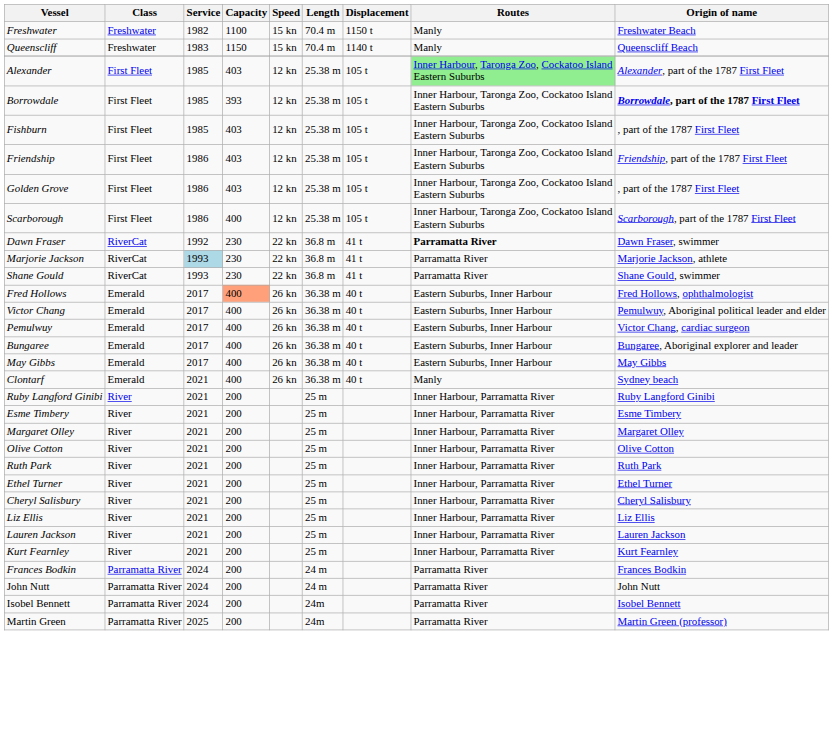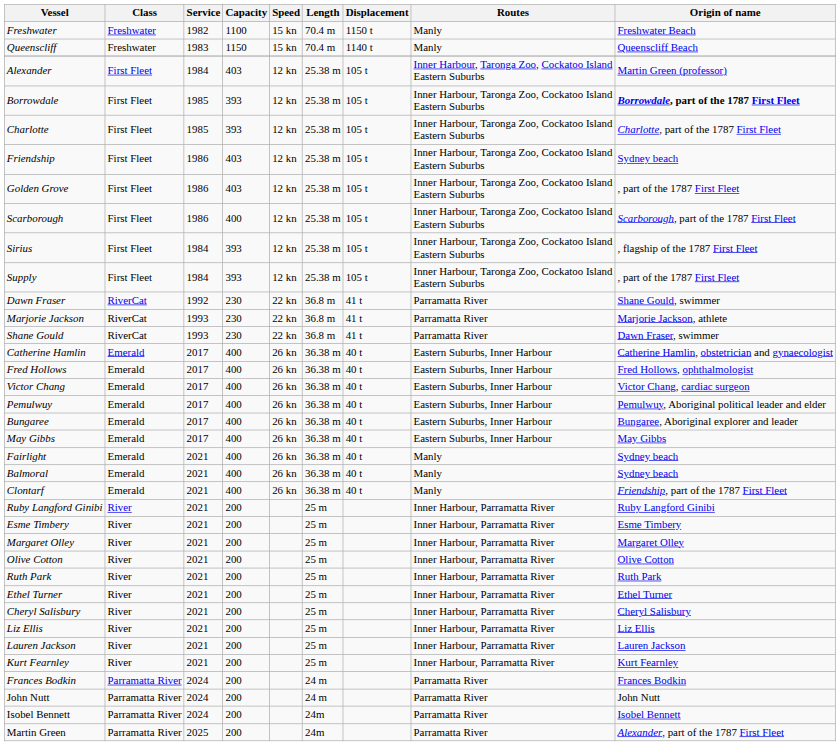(197, 71) 1985 -> (197, 71) 1984
(513, 71) lightgreen background -> (513, 71) no background
(701, 71) Alexander, part of the 1787 First Fleet -> (672, 71) Martin Green (professor)
+ row: (28, 130)
- row: (27, 130)
(702, 159) Friendship, part of the 1787 First Fleet -> (648, 159) Sydney beach
+ row: (20, 247)
+ row: (22, 277)
(455, 241) bold -> (451, 300) normal
(668, 241) Dawn Fraser, swimmer -> (669, 300) Shane Gould, swimmer
(197, 259) lightblue background -> (197, 318) no background
(669, 276) Shane Gould, swimmer -> (668, 335) Dawn Fraser, swimmer
+ row: (46, 352)
(234, 293) lightsalmon background -> (234, 369) no background
(722, 310) Pemulwuy, Aboriginal political leader and elder -> (684, 387) Victor Chang, cardiac surgeon
(684, 328) Victor Chang, cardiac surgeon -> (722, 404) Pemulwuy, Aboriginal political leader and elder
+ row: (26, 456)
+ row: (27, 473)
(648, 379) Sydney beach -> (702, 490) Friendship, part of the 1787 First Fleet
(672, 621) Martin Green (professor) -> (701, 732) Alexander, part of the 1787 First Fleet
